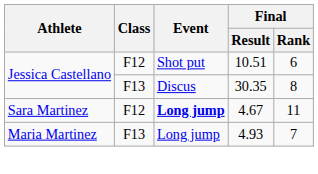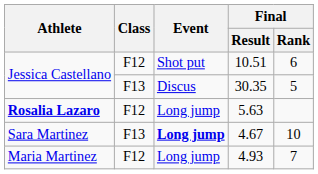(293, 87) 8 -> (293, 87) 5
+ row: (251, 110)
(134, 110) F12 -> (134, 134) F13
(293, 110) 11 -> (293, 134) 10
(134, 134) F13 -> (134, 157) F12
